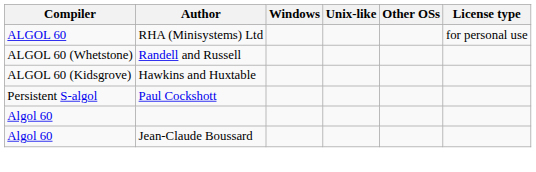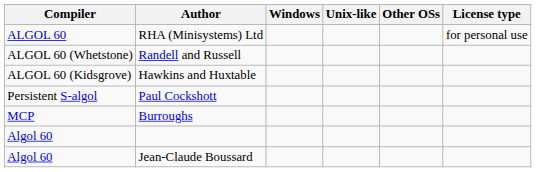+ row: (166, 116)
